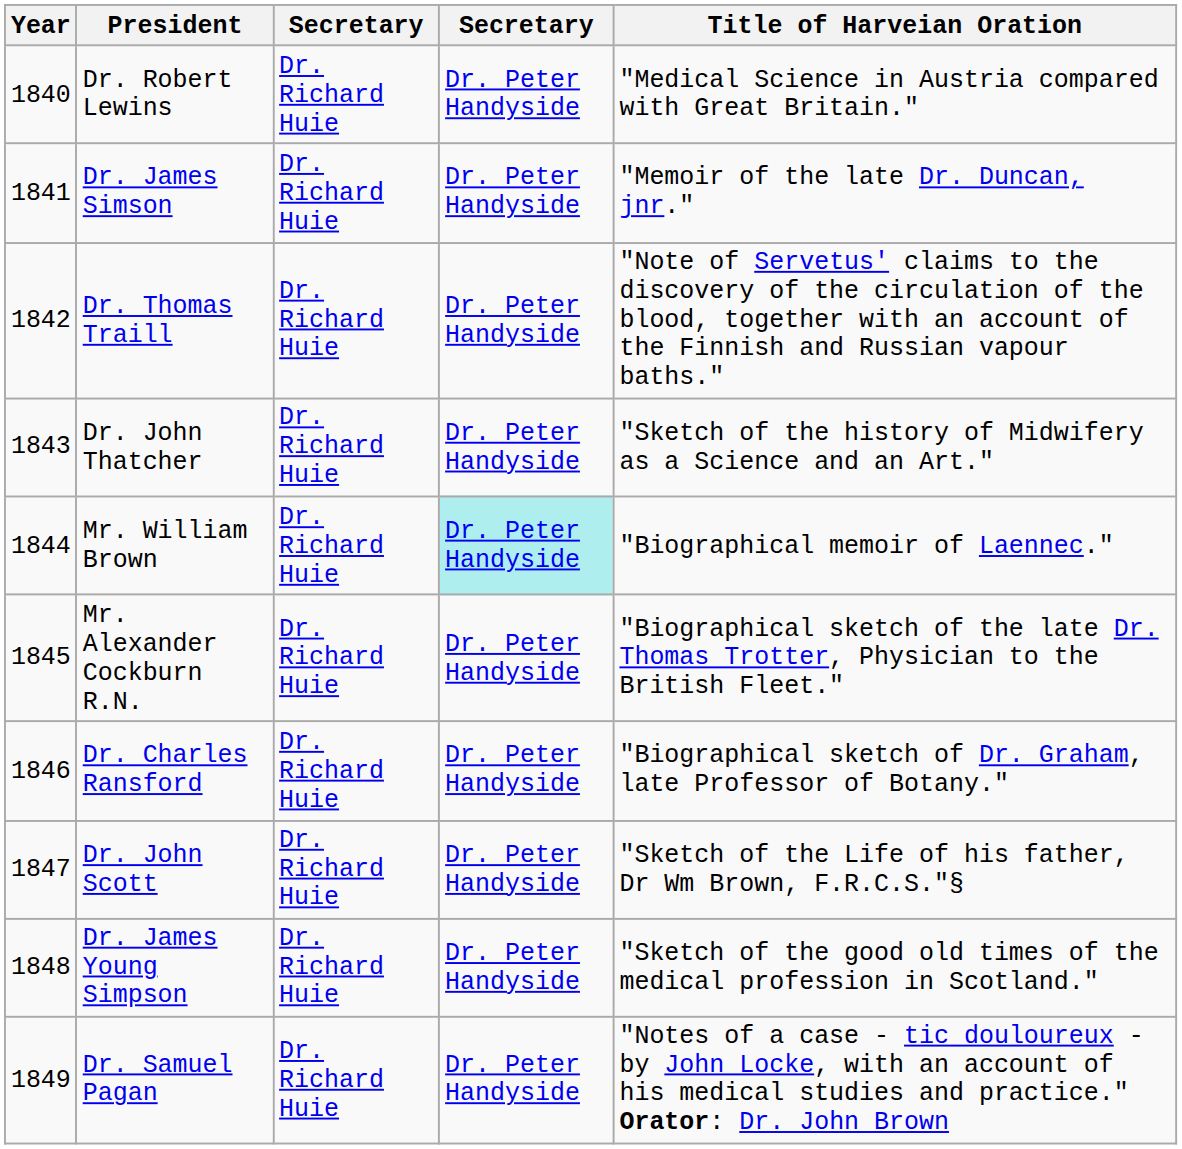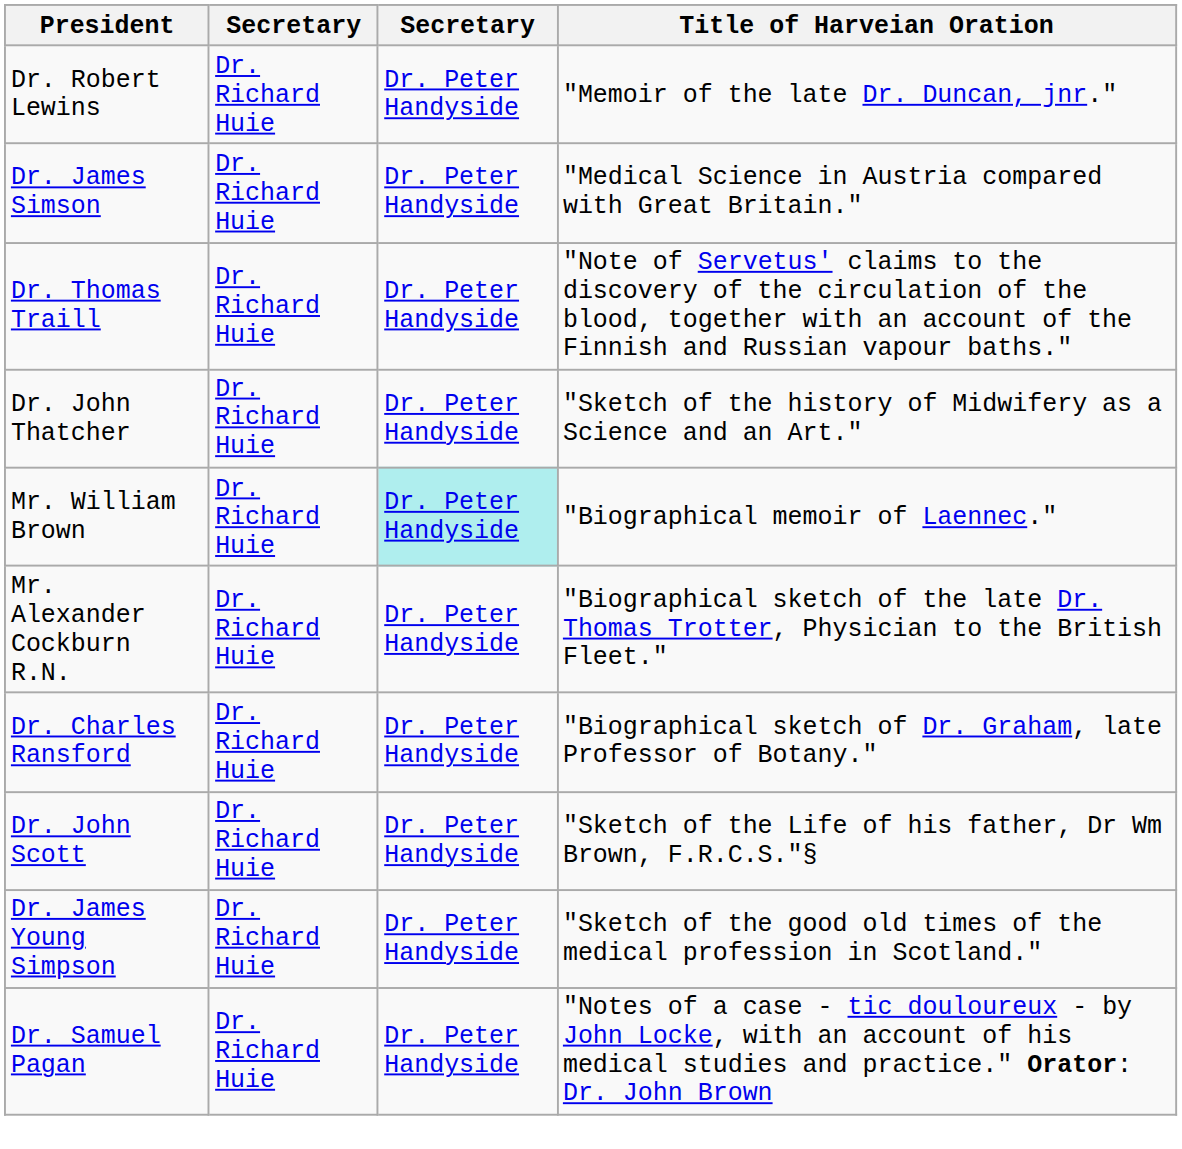- column: (41, 25)
(889, 95) "Medical Science in Austria compared with Great Britain." -> (840, 95) "Memoir of the late Dr. Duncan, jnr."
(852, 193) "Memoir of the late Dr. Duncan, jnr." -> (833, 193) "Medical Science in Austria compared with Great Britain."
